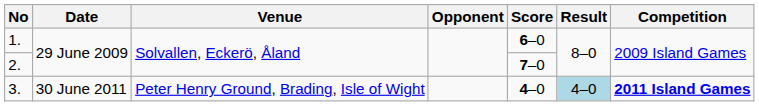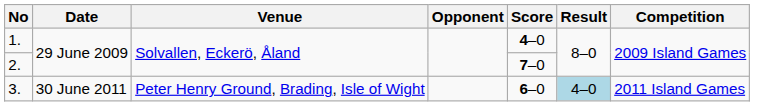(532, 40) 6–0 -> (532, 40) 4–0
(532, 88) 4–0 -> (532, 88) 6–0
(682, 88) bold -> (680, 88) normal
